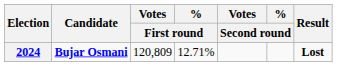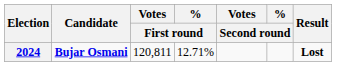(152, 52) 120,809 -> (152, 52) 120,811
